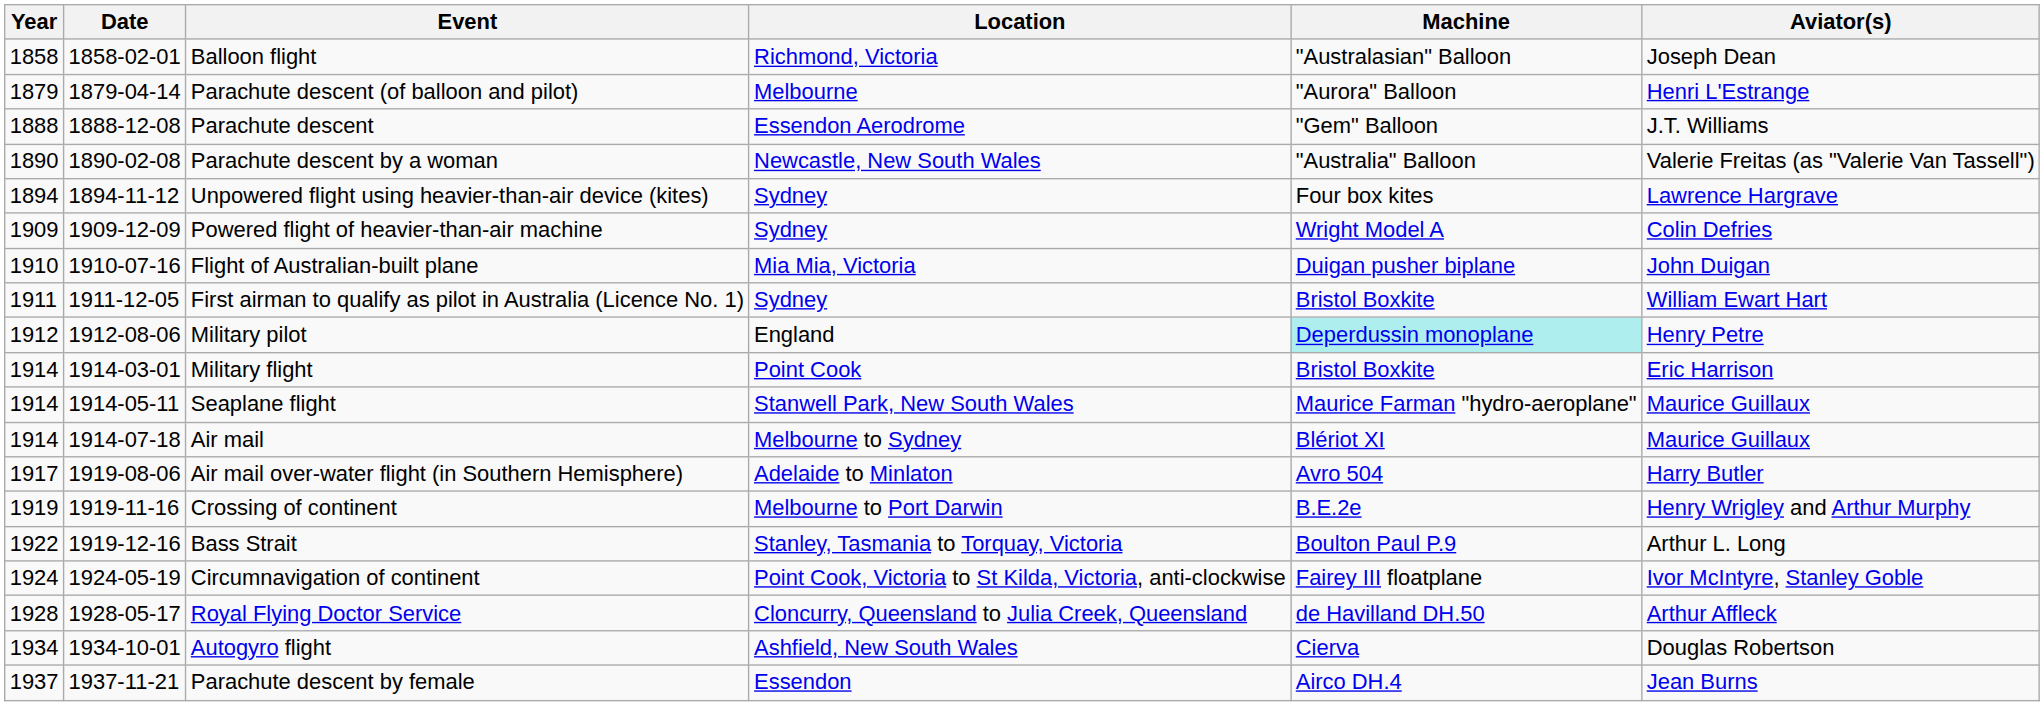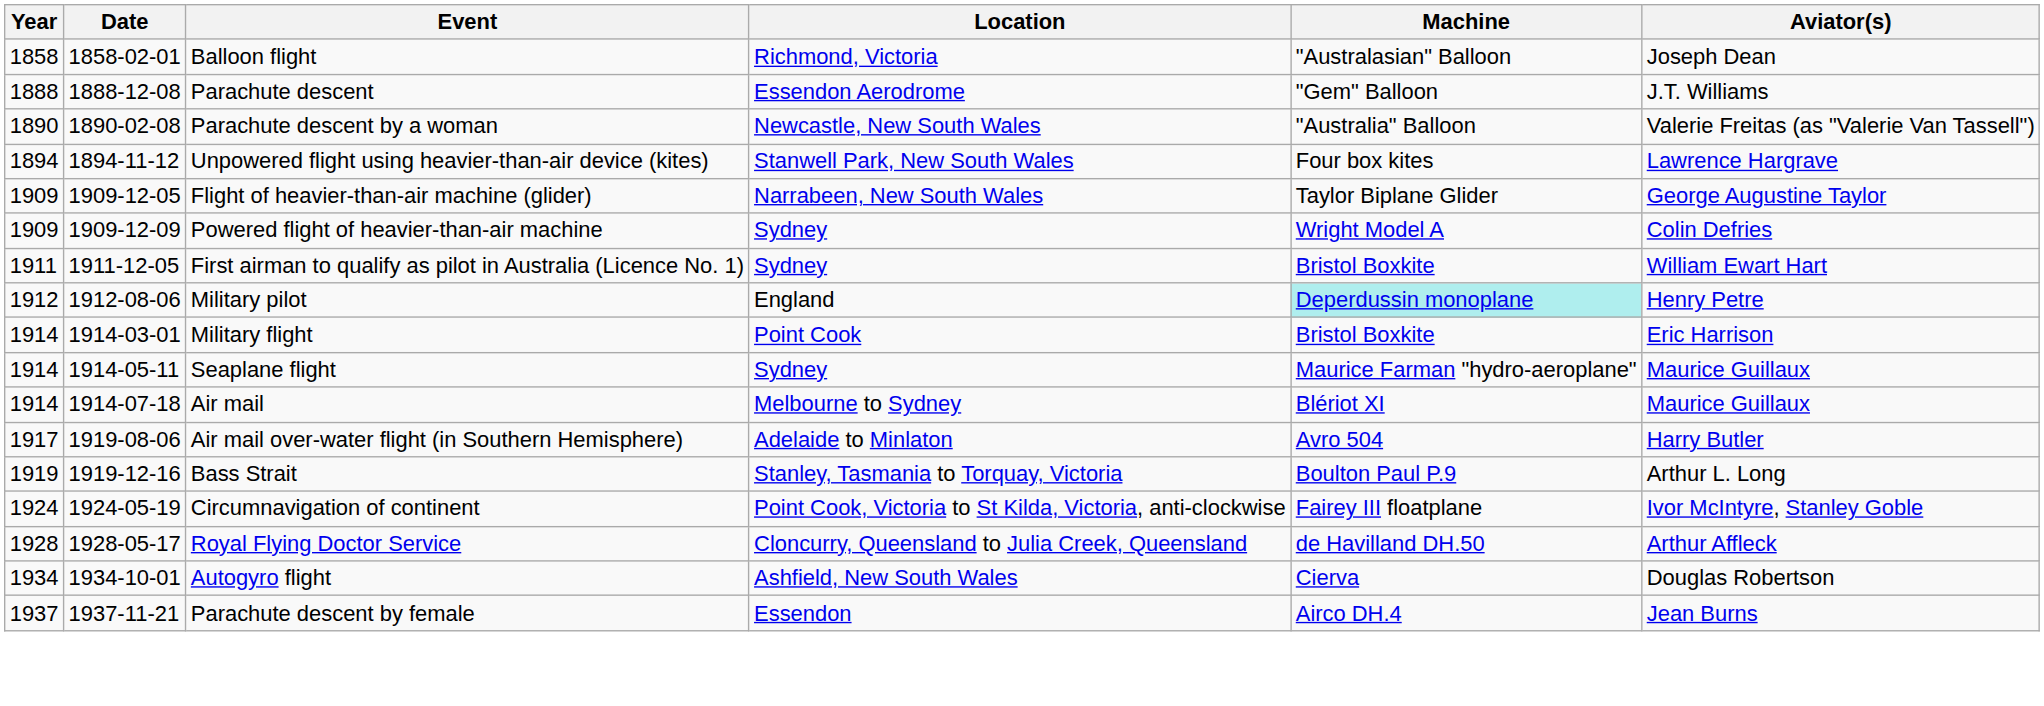- row: (385, 91)
(791, 195) Sydney -> (914, 160) Stanwell Park, New South Wales
+ row: (391, 195)
- row: (335, 265)
(914, 404) Stanwell Park, New South Wales -> (791, 369) Sydney
- row: (294, 508)
(34, 543) 1922 -> (34, 473) 1919
